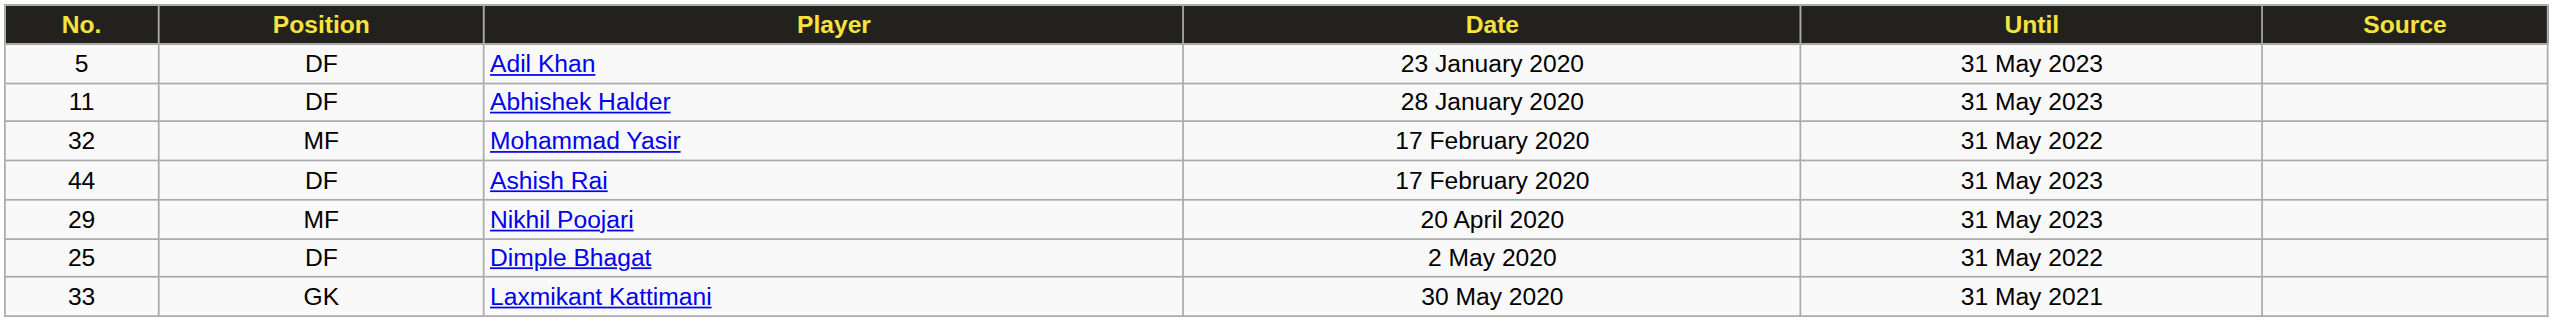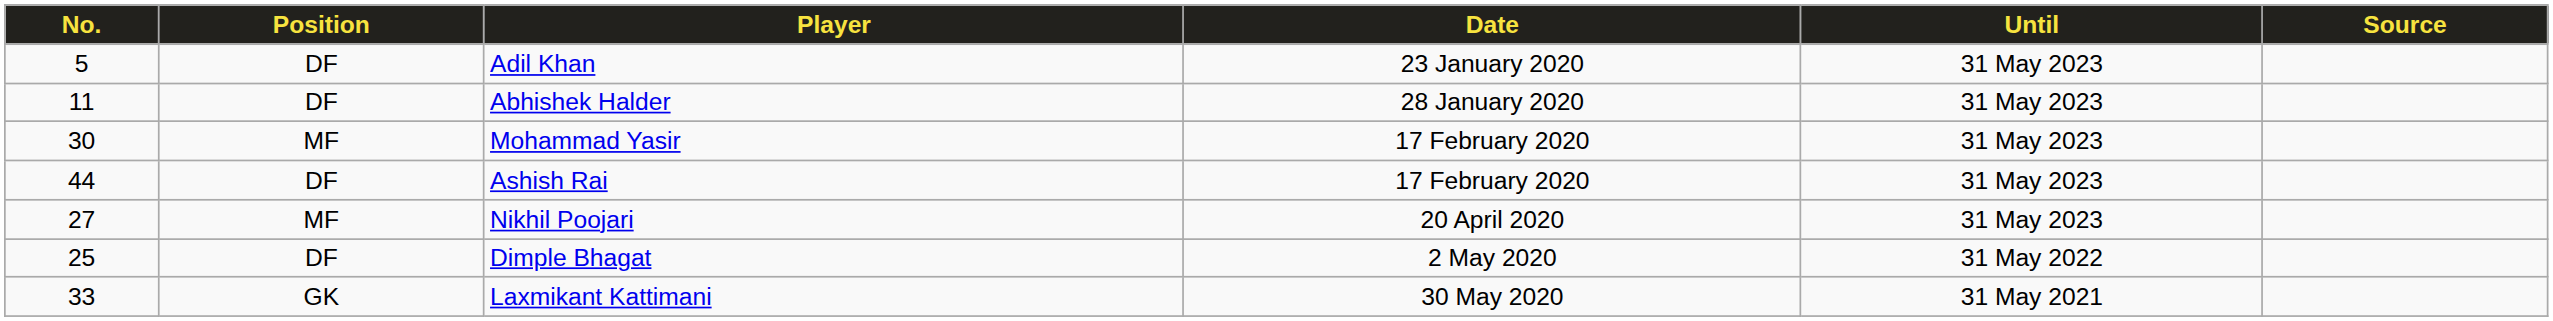(82, 141) 32 -> (82, 141) 30
(2032, 141) 31 May 2022 -> (2032, 141) 31 May 2023
(82, 219) 29 -> (82, 219) 27
